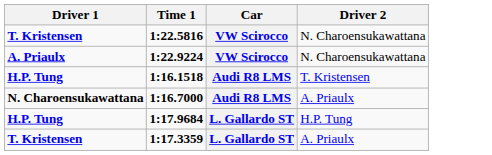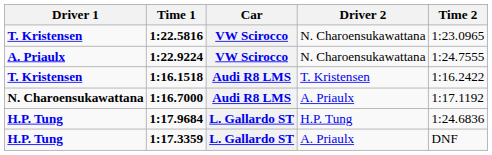+ column: (458, 14)
(35, 77) H.P. Tung -> (45, 77) T. Kristensen
(45, 139) T. Kristensen -> (35, 139) H.P. Tung
